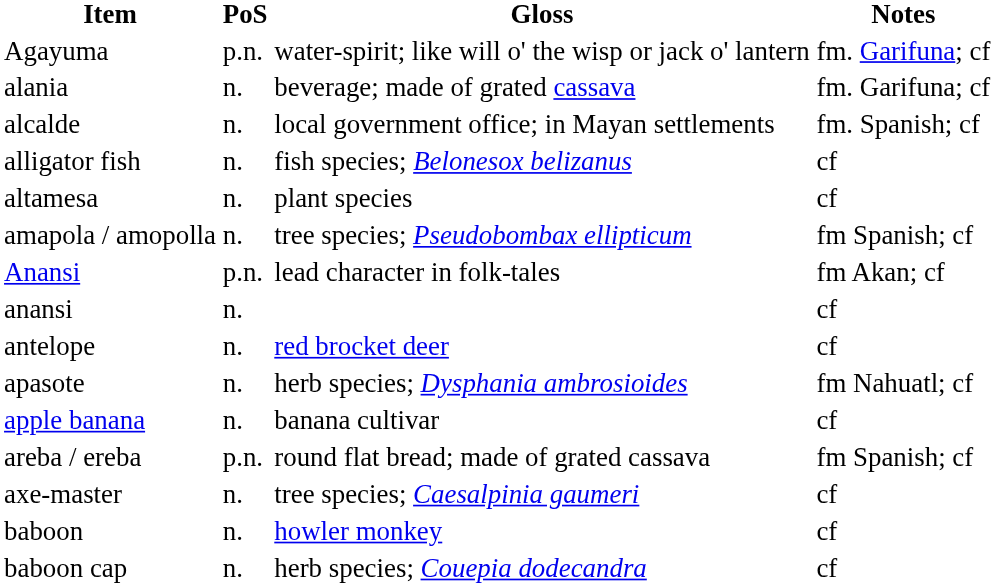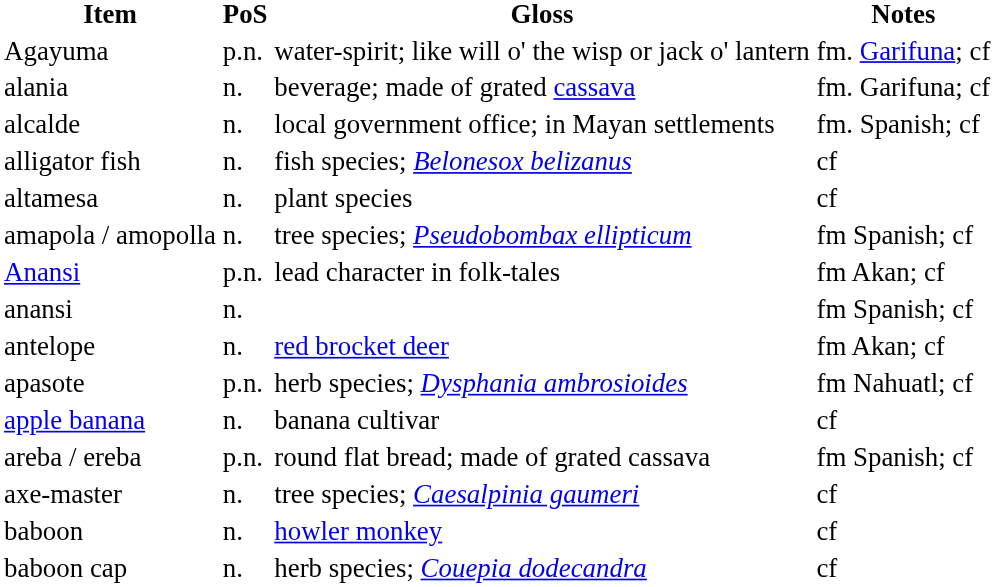(827, 309) cf -> (895, 309) fm Spanish; cf
(827, 346) cf -> (881, 346) fm Akan; cf
(233, 383) n. -> (243, 383) p.n.
